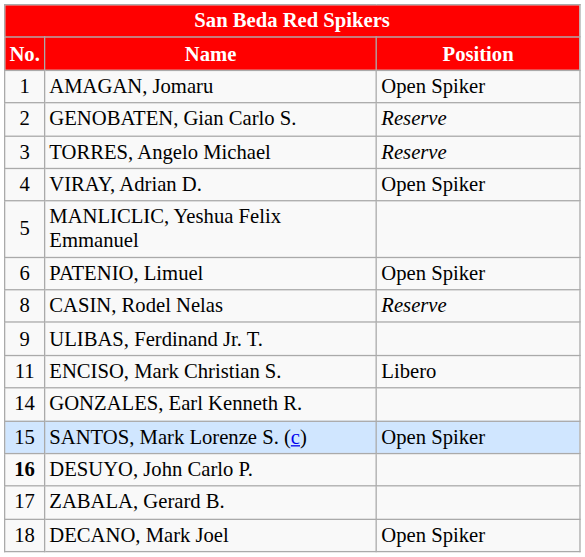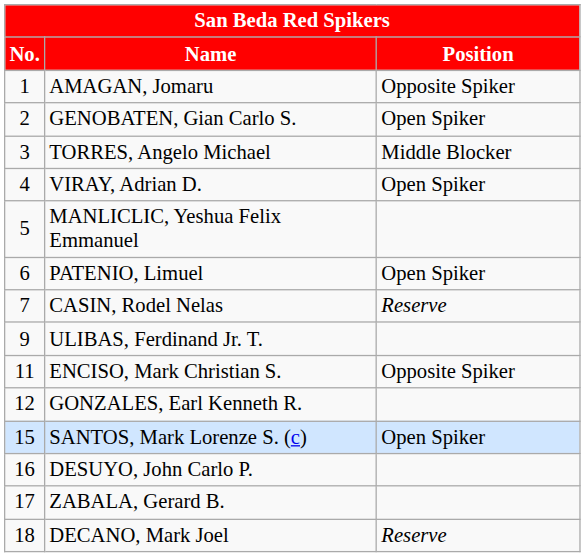(433, 86) Open Spiker -> (448, 86) Opposite Spiker
(414, 119) Reserve -> (433, 119) Open Spiker
(414, 151) Reserve -> (446, 151) Middle Blocker
(25, 305) 8 -> (25, 305) 7
(409, 371) Libero -> (448, 371) Opposite Spiker
(25, 404) 14 -> (25, 404) 12
(25, 469) bold -> (25, 469) normal
(433, 535) Open Spiker -> (414, 535) Reserve
